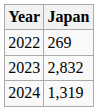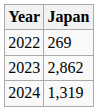(66, 67) 2,832 -> (66, 67) 2,862
